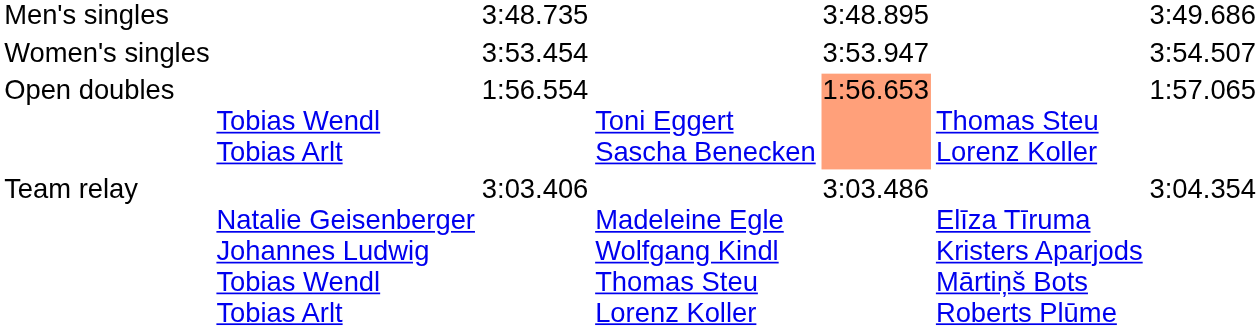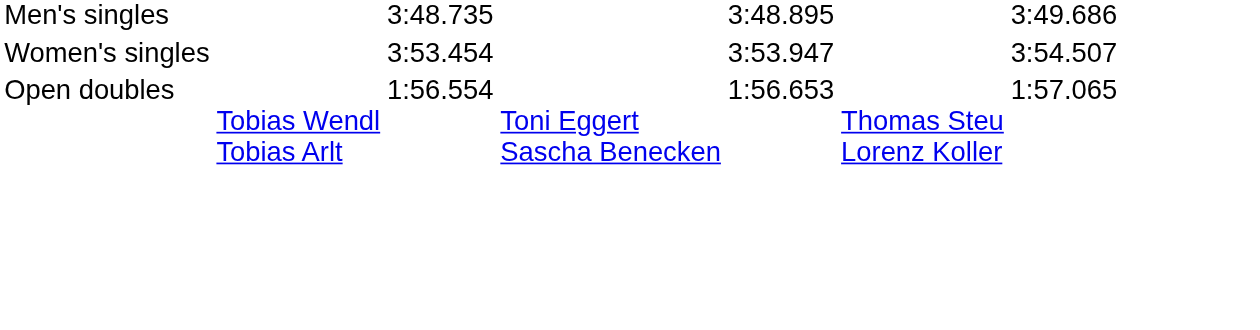(876, 90) lightsalmon background -> (781, 90) no background
- row: (71, 189)
